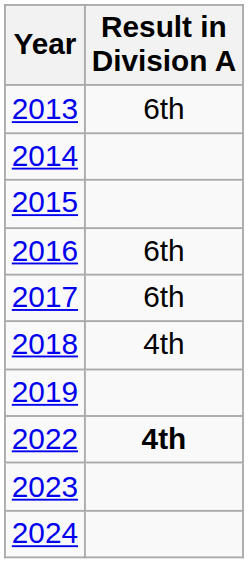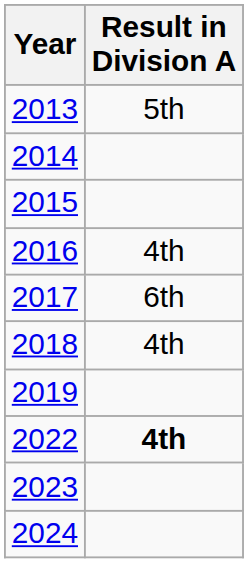(164, 108) 6th -> (164, 108) 5th
(164, 250) 6th -> (164, 250) 4th
